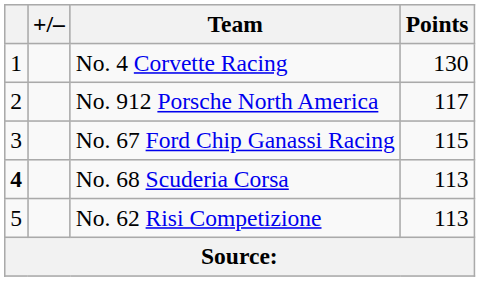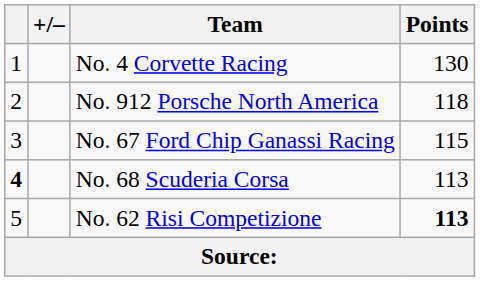(451, 101) 117 -> (451, 101) 118
(451, 218) normal -> (451, 218) bold
